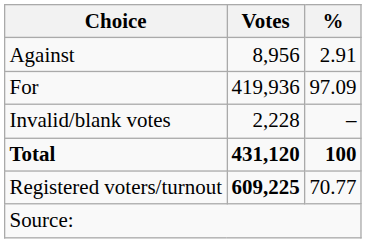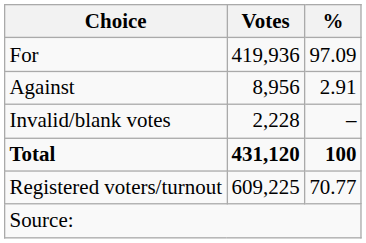rows swapped: (24, 87) <-> (42, 54)
(266, 187) bold -> (266, 187) normal
